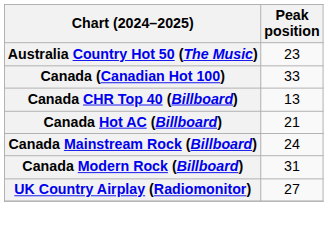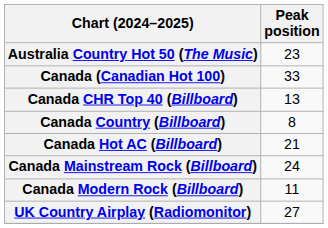+ row: (133, 122)
(292, 167) 31 -> (292, 189) 11
